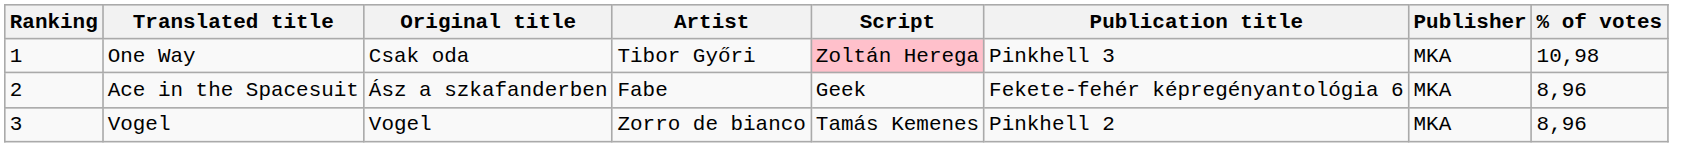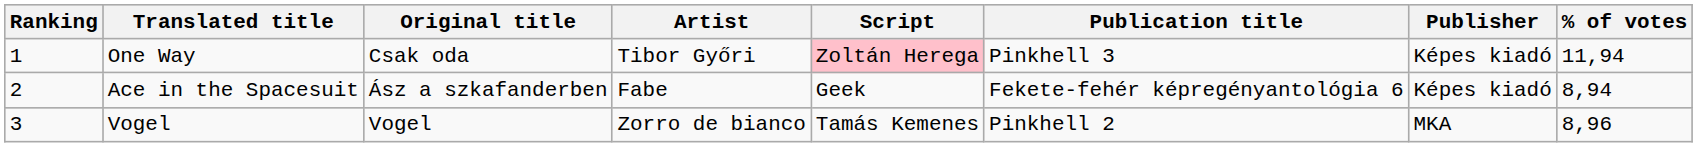(1432, 56) MKA -> (1483, 56) Képes kiadó
(1568, 56) 10,98 -> (1593, 56) 11,94
(1432, 90) MKA -> (1483, 90) Képes kiadó
(1562, 90) 8,96 -> (1587, 90) 8,94
